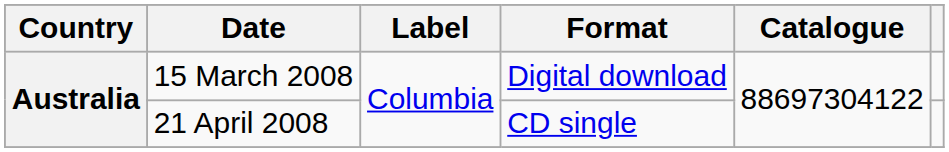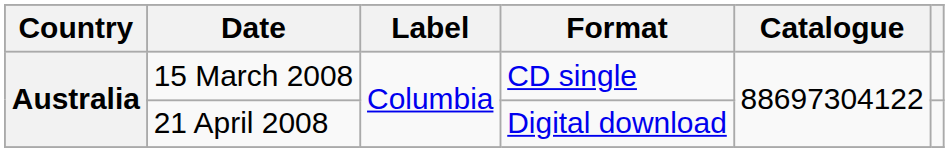(617, 75) Digital download -> (572, 75) CD single
(572, 123) CD single -> (617, 123) Digital download
